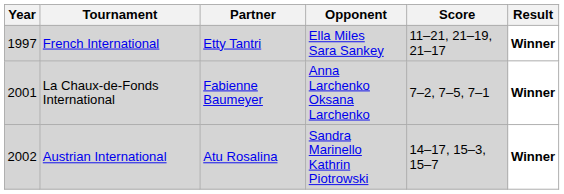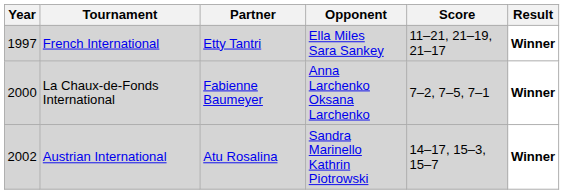(22, 93) 2001 -> (22, 93) 2000
